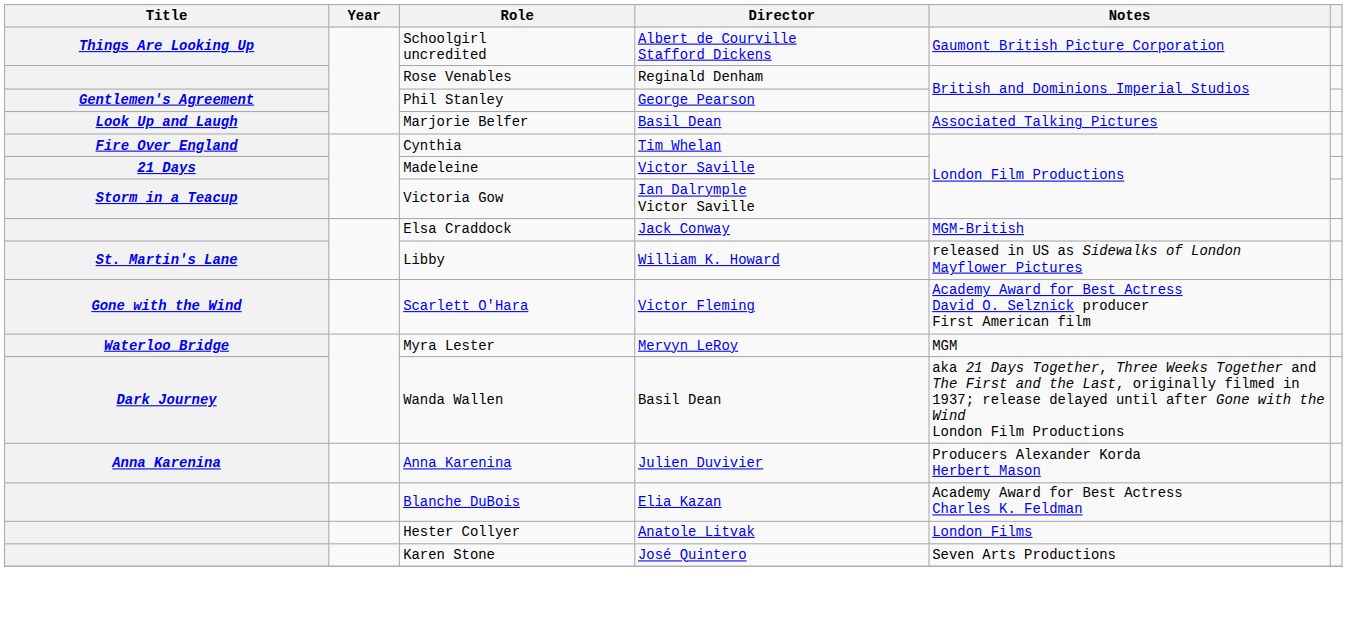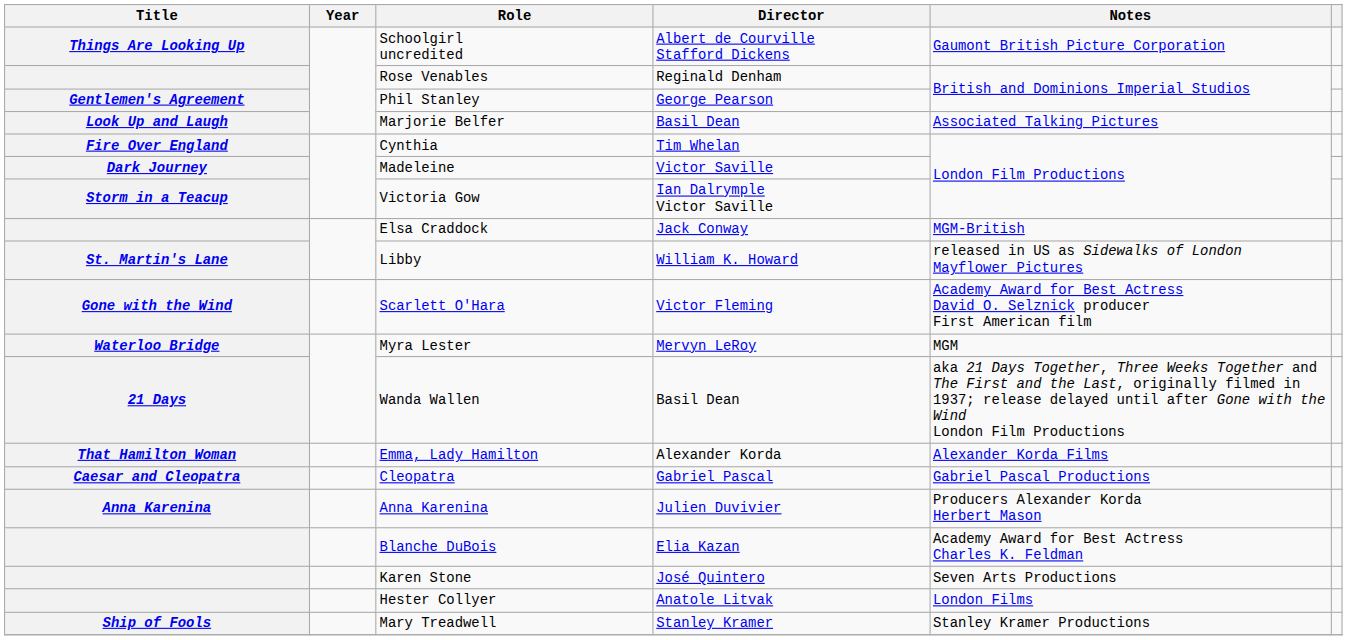(167, 168) 21 Days -> (157, 168) Dark Journey
(167, 400) Dark Journey -> (157, 400) 21 Days
+ row: (459, 455)
+ row: (417, 478)
rows swapped: (462, 532) <-> (449, 555)
+ row: (438, 623)
